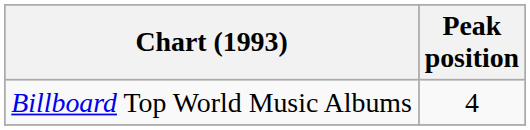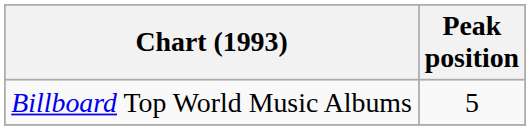(472, 102) 4 -> (472, 102) 5
